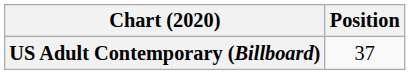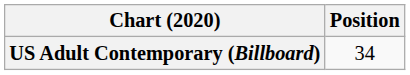(365, 52) 37 -> (365, 52) 34
